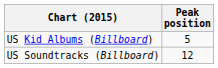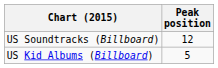rows swapped: (80, 39) <-> (83, 55)
